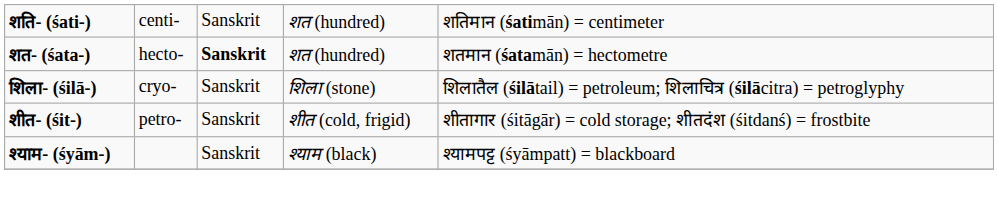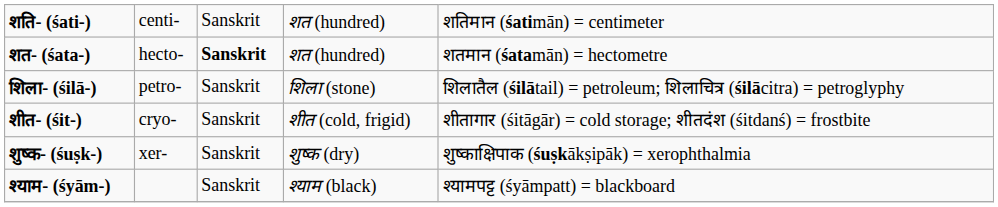(158, 86) cryo- -> (160, 86) petro-
(160, 119) petro- -> (158, 119) cryo-
+ row: (55, 153)
